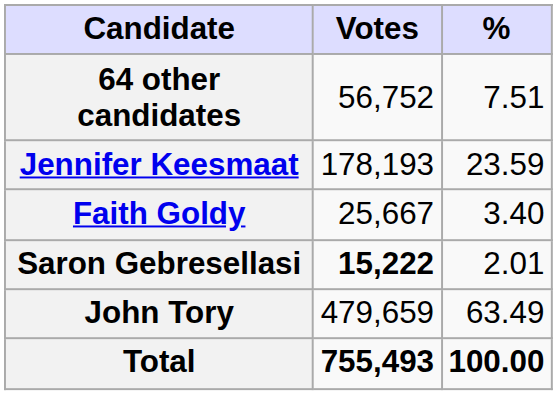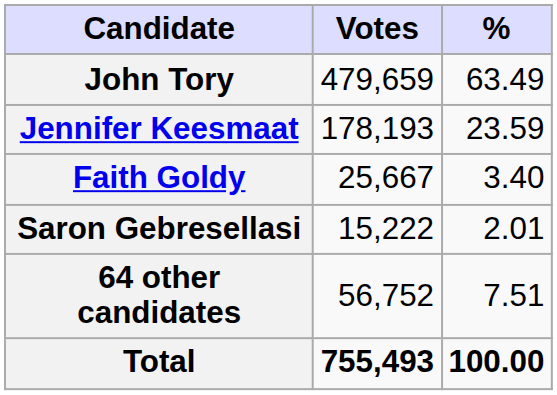rows swapped: (159, 313) <-> (159, 96)
(386, 263) bold -> (386, 228) normal
